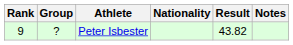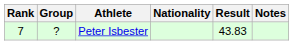(21, 31) 9 -> (21, 31) 7
(233, 31) 43.82 -> (233, 31) 43.83
